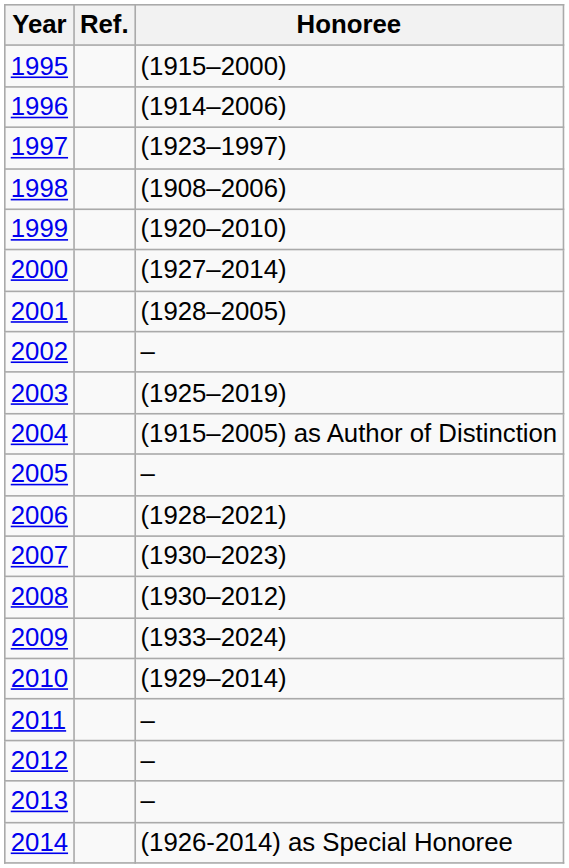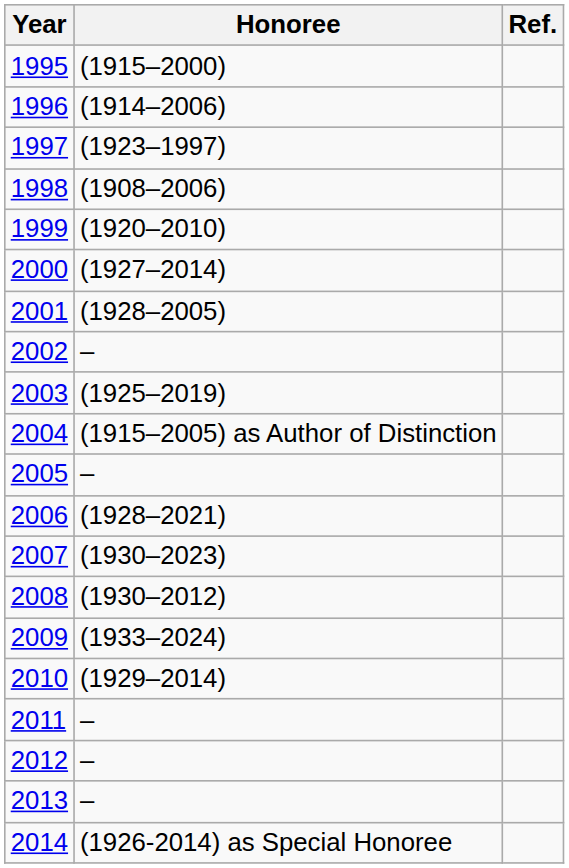columns swapped: (349, 24) <-> (104, 24)
